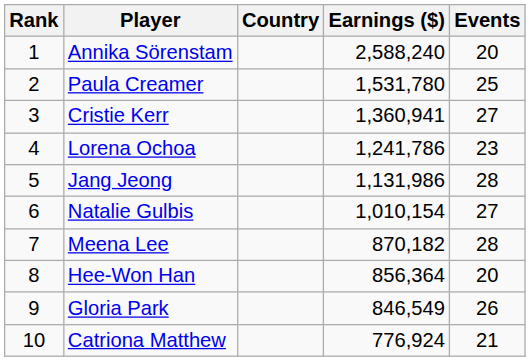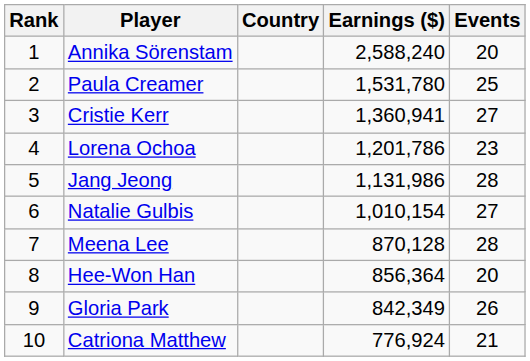(400, 148) 1,241,786 -> (400, 148) 1,201,786
(409, 244) 870,182 -> (409, 244) 870,128
(409, 308) 846,549 -> (409, 308) 842,349
